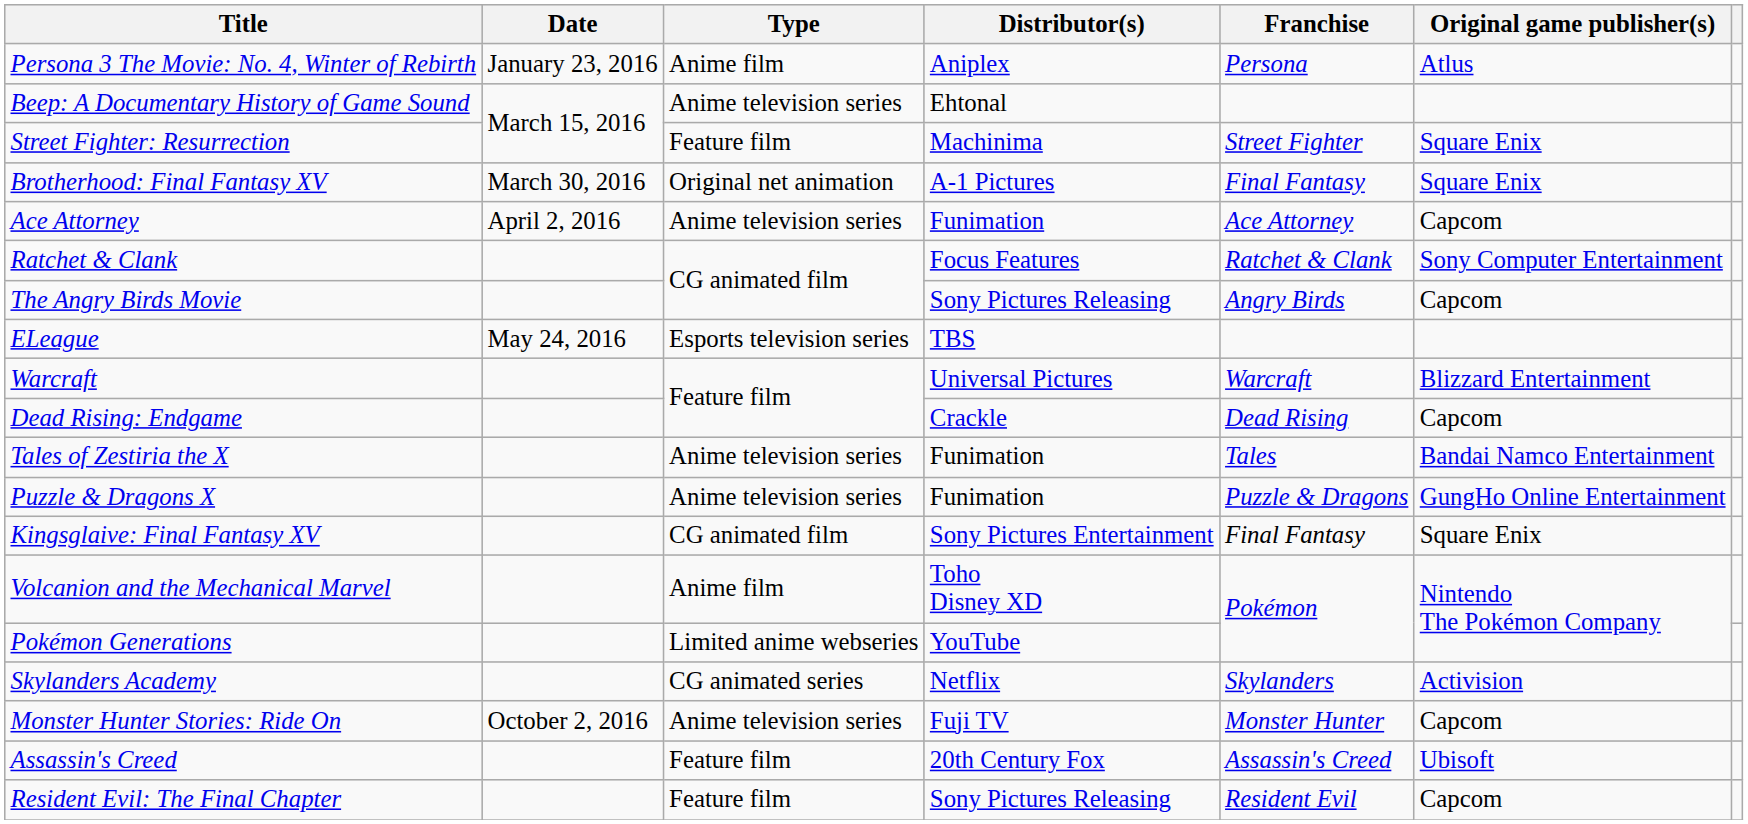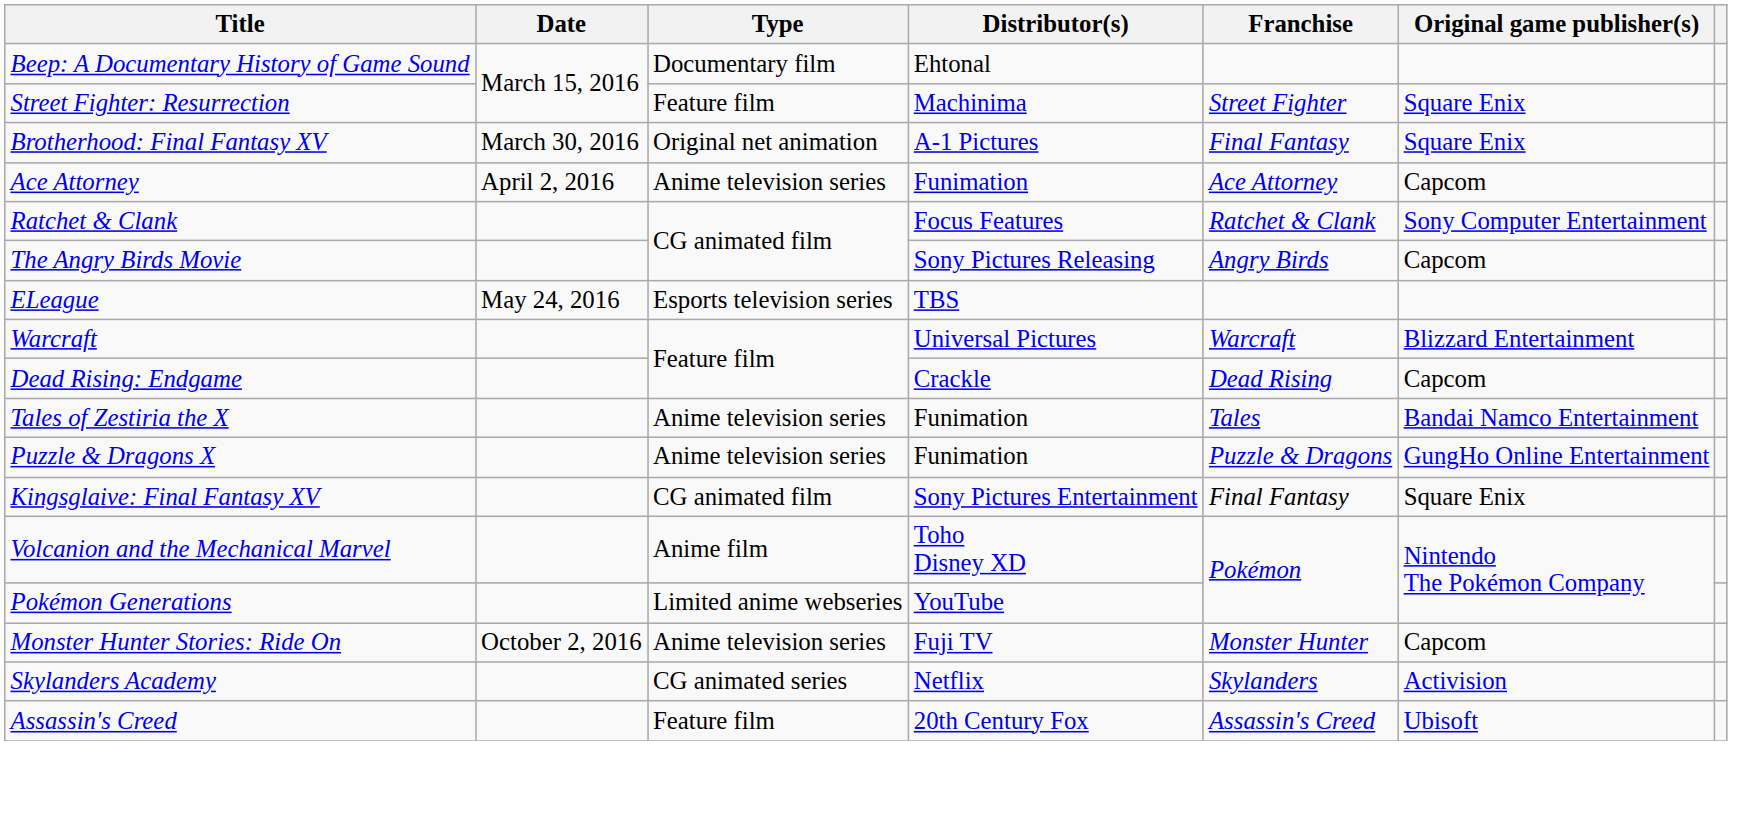- row: (243, 63)
(786, 102) Anime television series -> (744, 63) Documentary film
rows swapped: (176, 720) <-> (113, 681)
- row: (176, 799)
